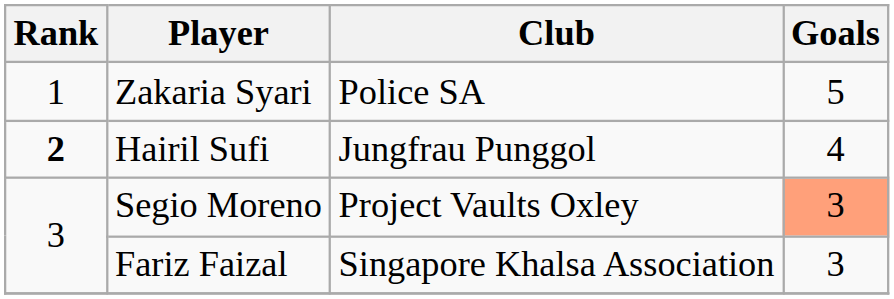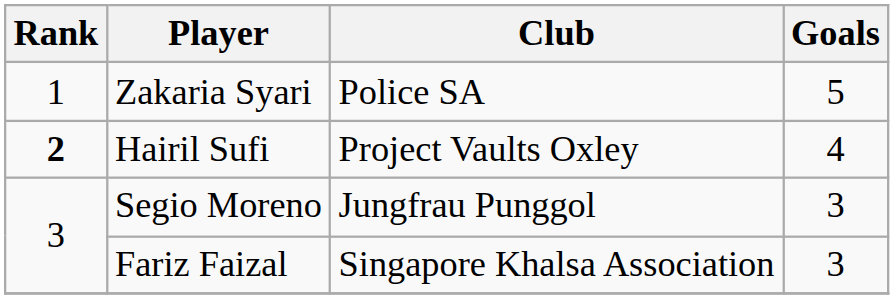(467, 148) Jungfrau Punggol -> (489, 148) Project Vaults Oxley
(489, 206) Project Vaults Oxley -> (467, 206) Jungfrau Punggol
(836, 206) lightsalmon background -> (836, 206) no background
